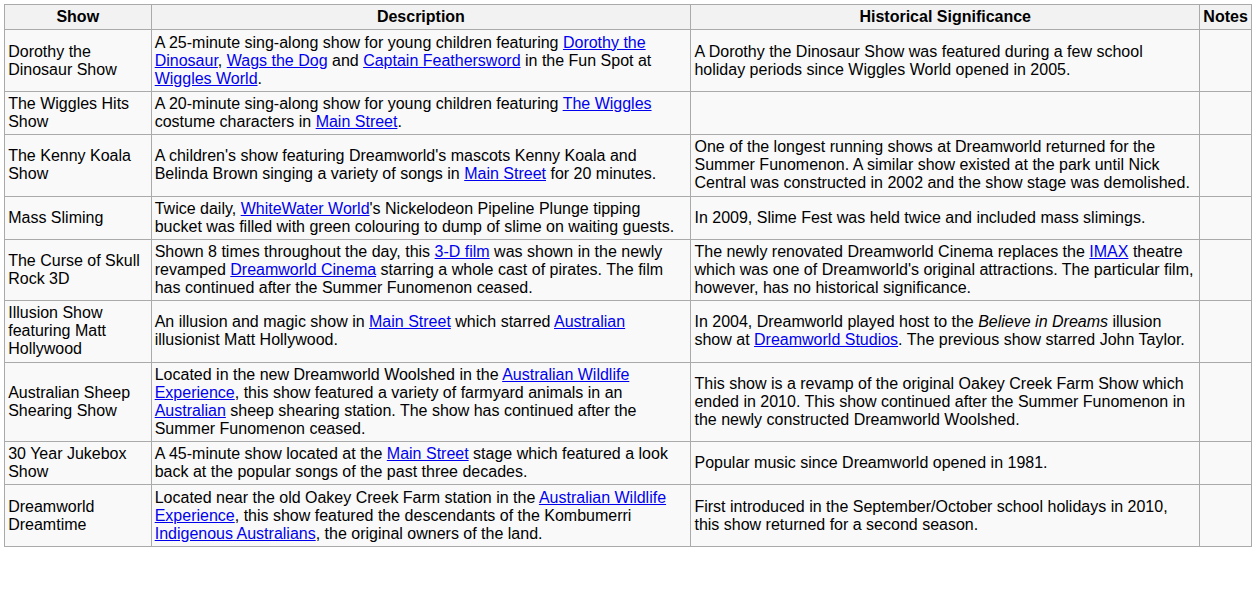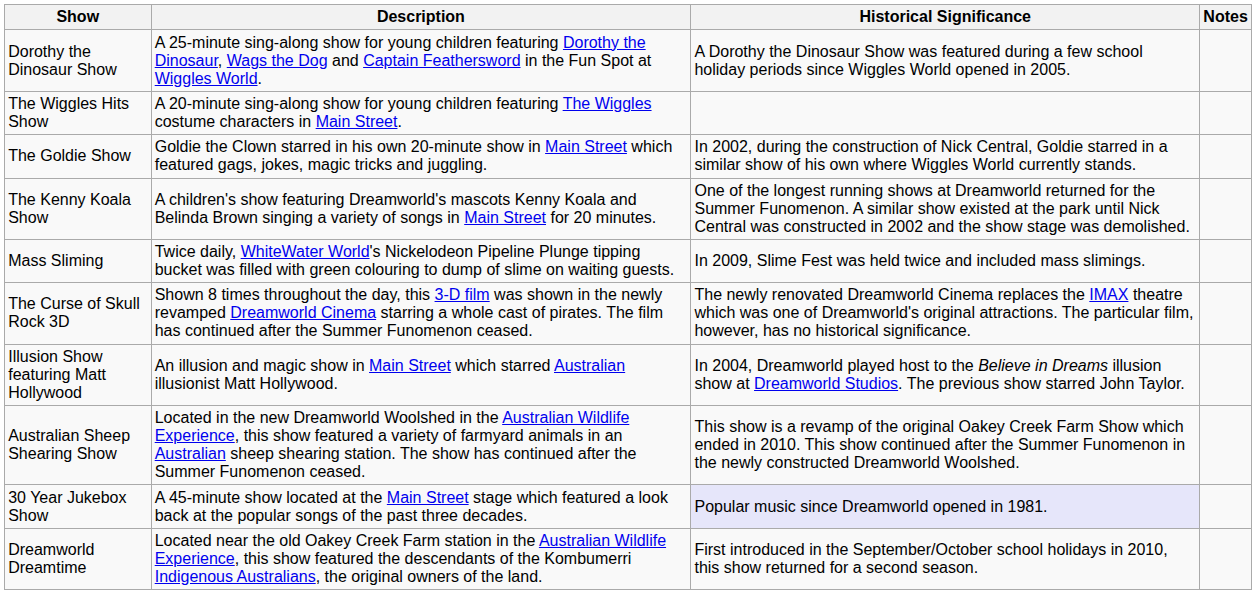+ row: (70, 156)
(871, 463) no background -> (871, 506) lavender background
